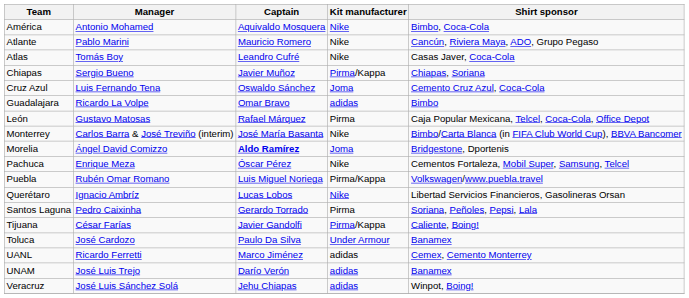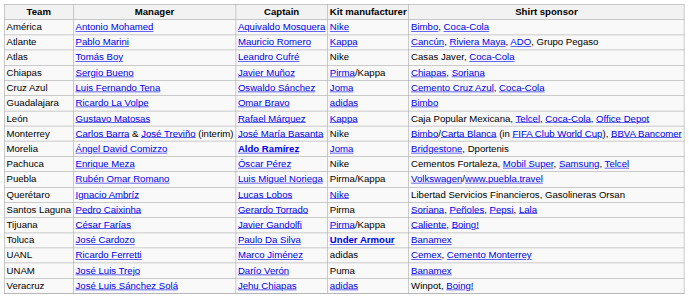(339, 42) Nike -> (344, 42) Kappa
(342, 118) Pirma -> (344, 118) Kappa
(360, 240) normal -> (362, 240) bold
(344, 270) adidas -> (342, 270) Puma
